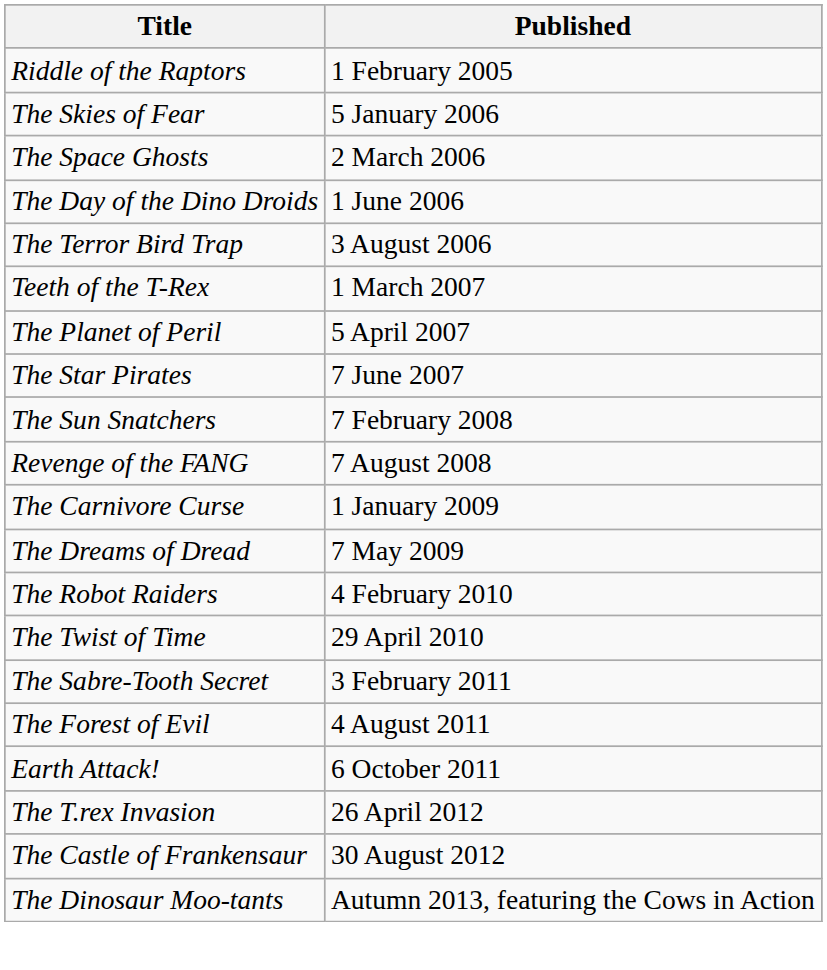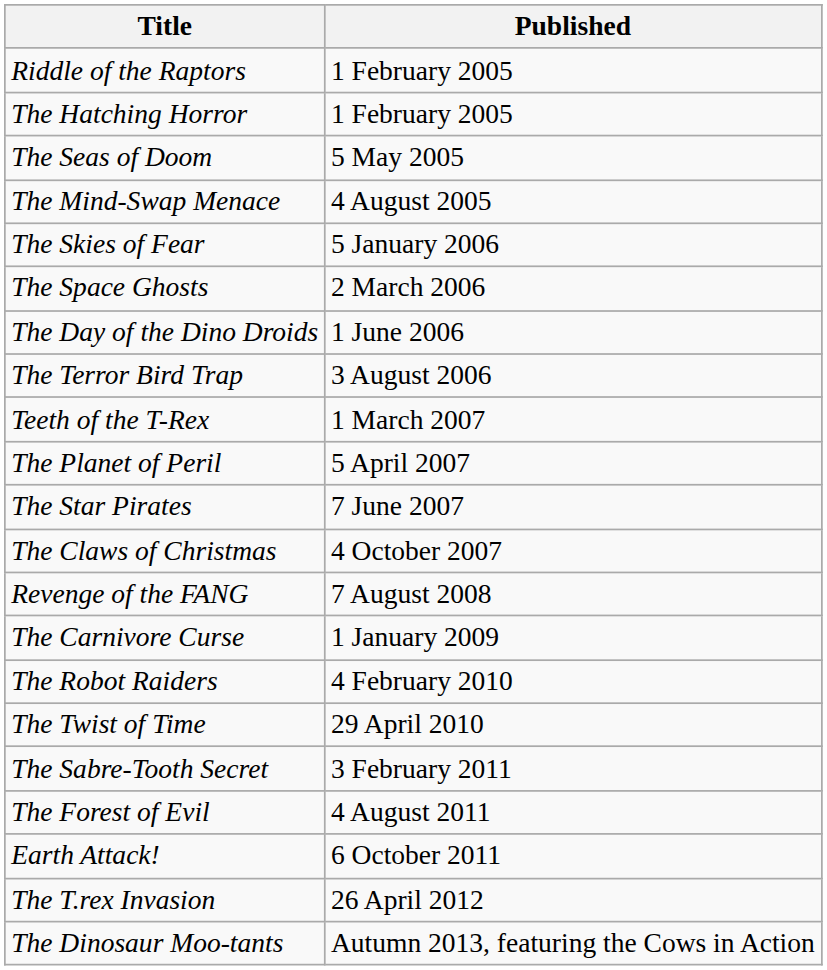+ row: (129, 113)
+ row: (112, 157)
+ row: (146, 200)
+ row: (144, 550)
- row: (114, 419)
- row: (131, 550)
- row: (159, 855)
